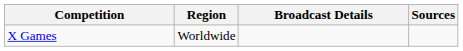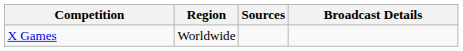columns swapped: (323, 14) <-> (433, 14)
